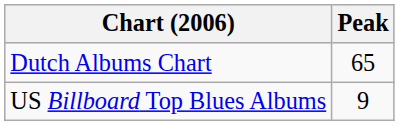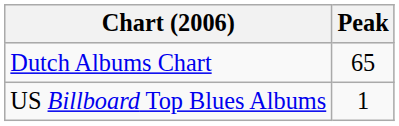(363, 100) 9 -> (363, 100) 1
